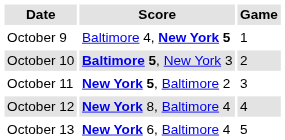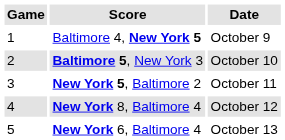columns swapped: (259, 14) <-> (41, 14)
